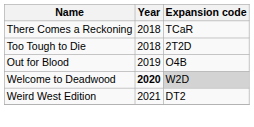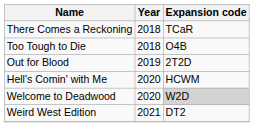(179, 46) 2T2D -> (176, 46) O4B
(176, 63) O4B -> (179, 63) 2T2D
+ row: (57, 79)
(149, 79) bold -> (149, 96) normal
